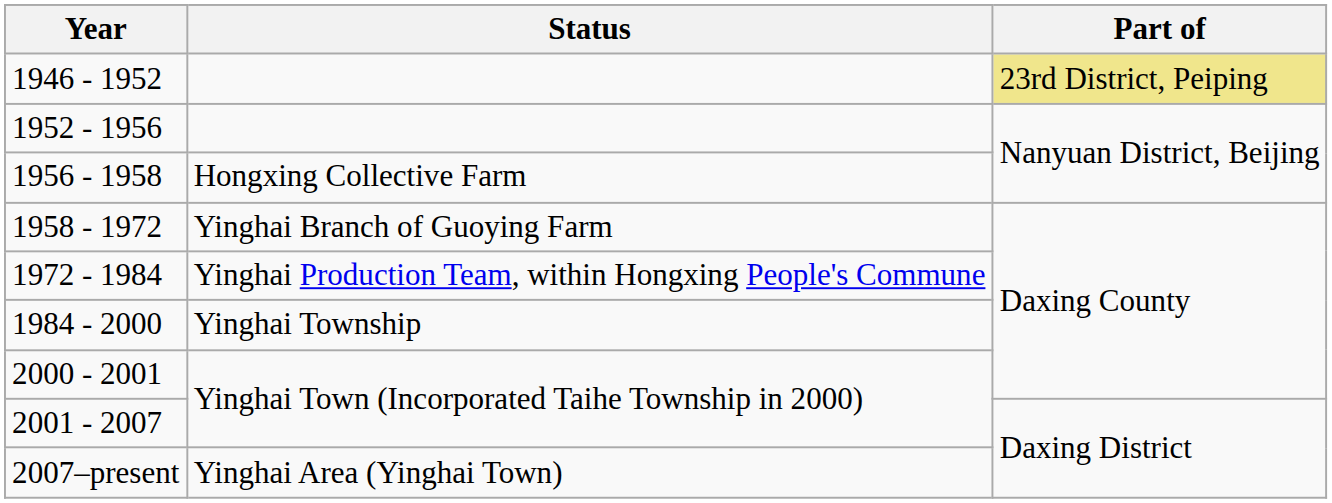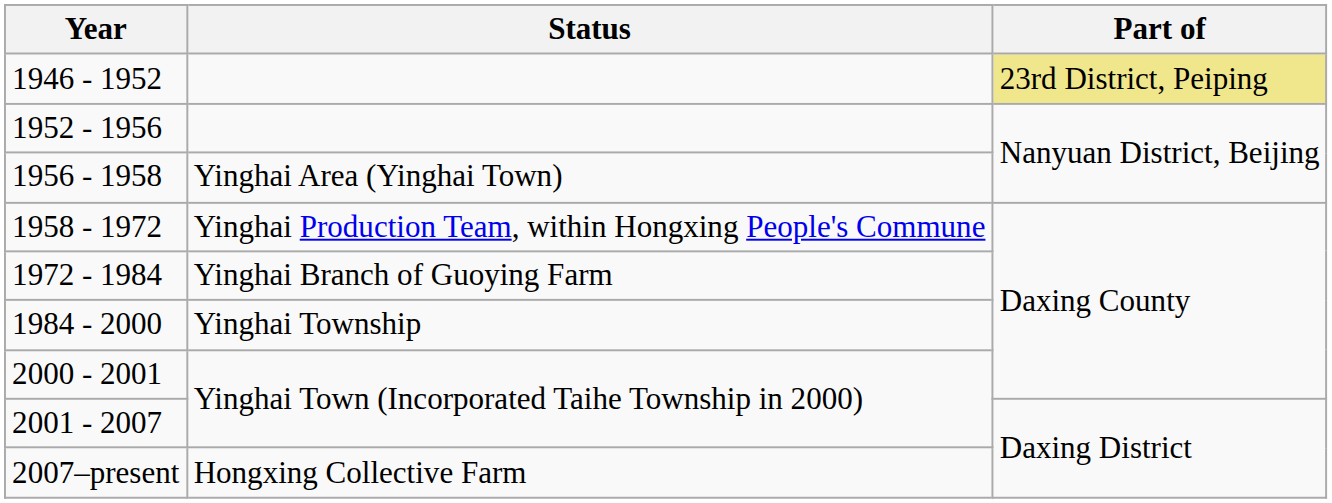(360, 176) Hongxing Collective Farm -> (378, 176) Yinghai Area (Yinghai Town)
(403, 226) Yinghai Branch of Guoying Farm -> (590, 226) Yinghai Production Team, within Hongxing People's Commune
(590, 275) Yinghai Production Team, within Hongxing People's Commune -> (403, 275) Yinghai Branch of Guoying Farm
(378, 472) Yinghai Area (Yinghai Town) -> (360, 472) Hongxing Collective Farm
